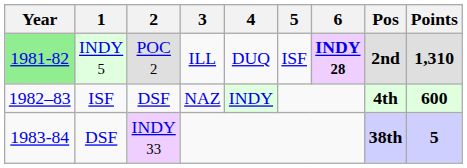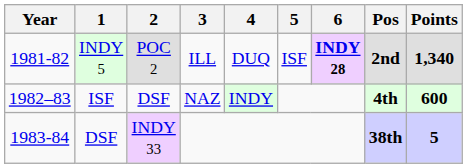(40, 58) lightgreen background -> (40, 58) no background
(434, 58) 1,310 -> (434, 58) 1,340
